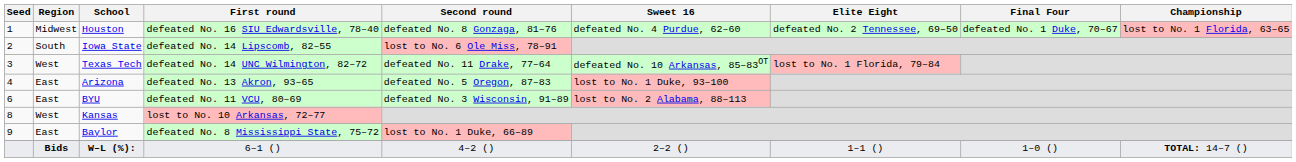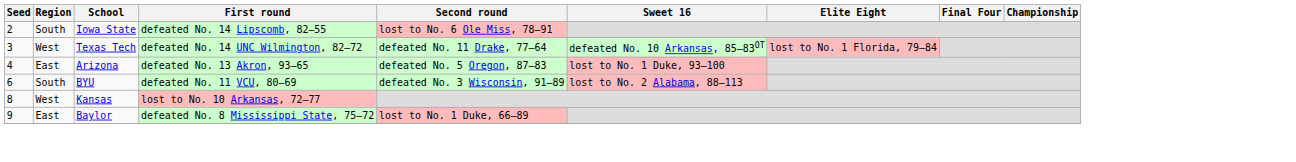- row: (103, 29)
(47, 98) East -> (51, 82) South
- row: (112, 149)
